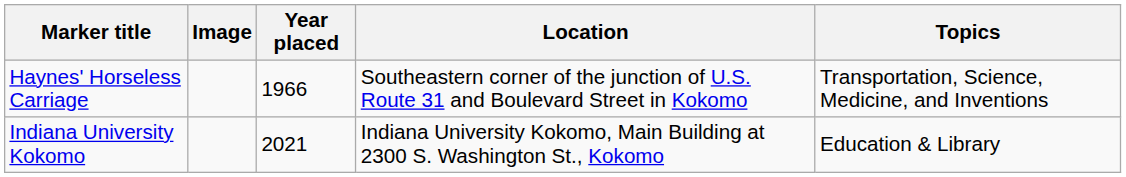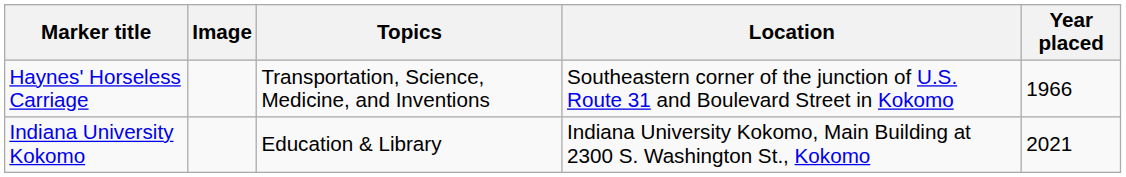columns swapped: (306, 32) <-> (968, 32)
